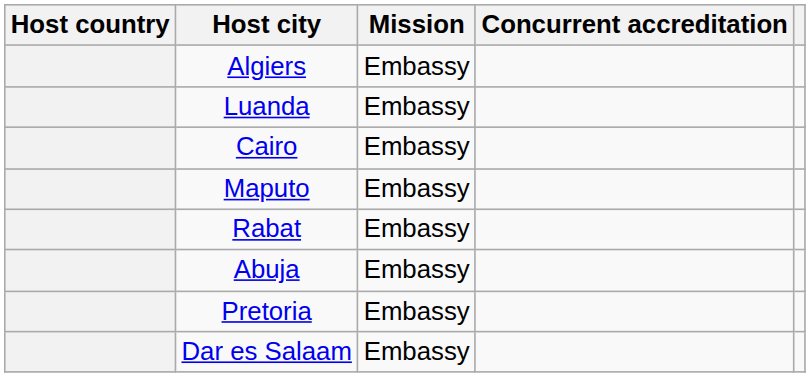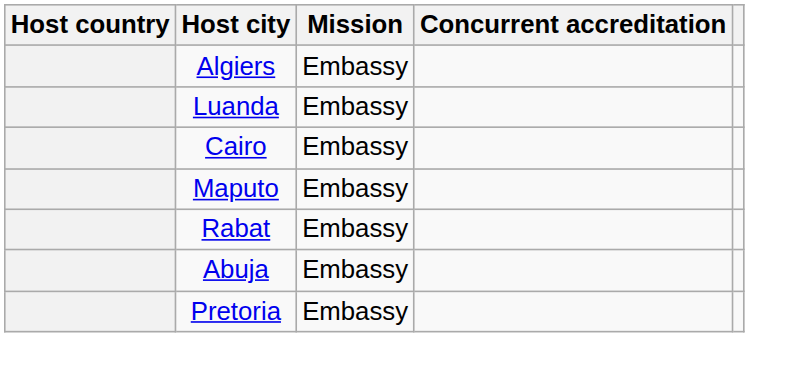- row: (267, 351)
